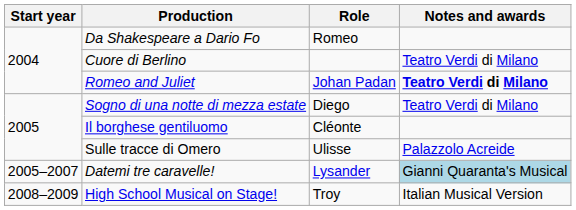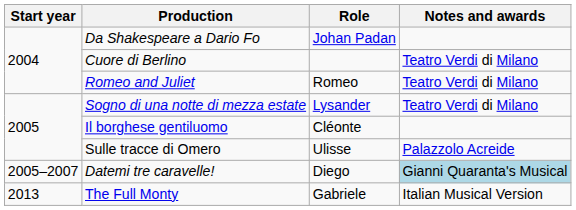(335, 38) Romeo -> (354, 38) Johan Padan
(354, 83) Johan Padan -> (335, 83) Romeo
(475, 83) bold -> (470, 83) normal
(331, 105) Diego -> (341, 105) Lysander
(341, 172) Lysander -> (331, 172) Diego
- row: (181, 194)
+ row: (132, 194)
